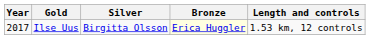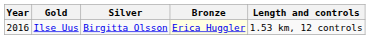(18, 27) 2017 -> (18, 27) 2016
